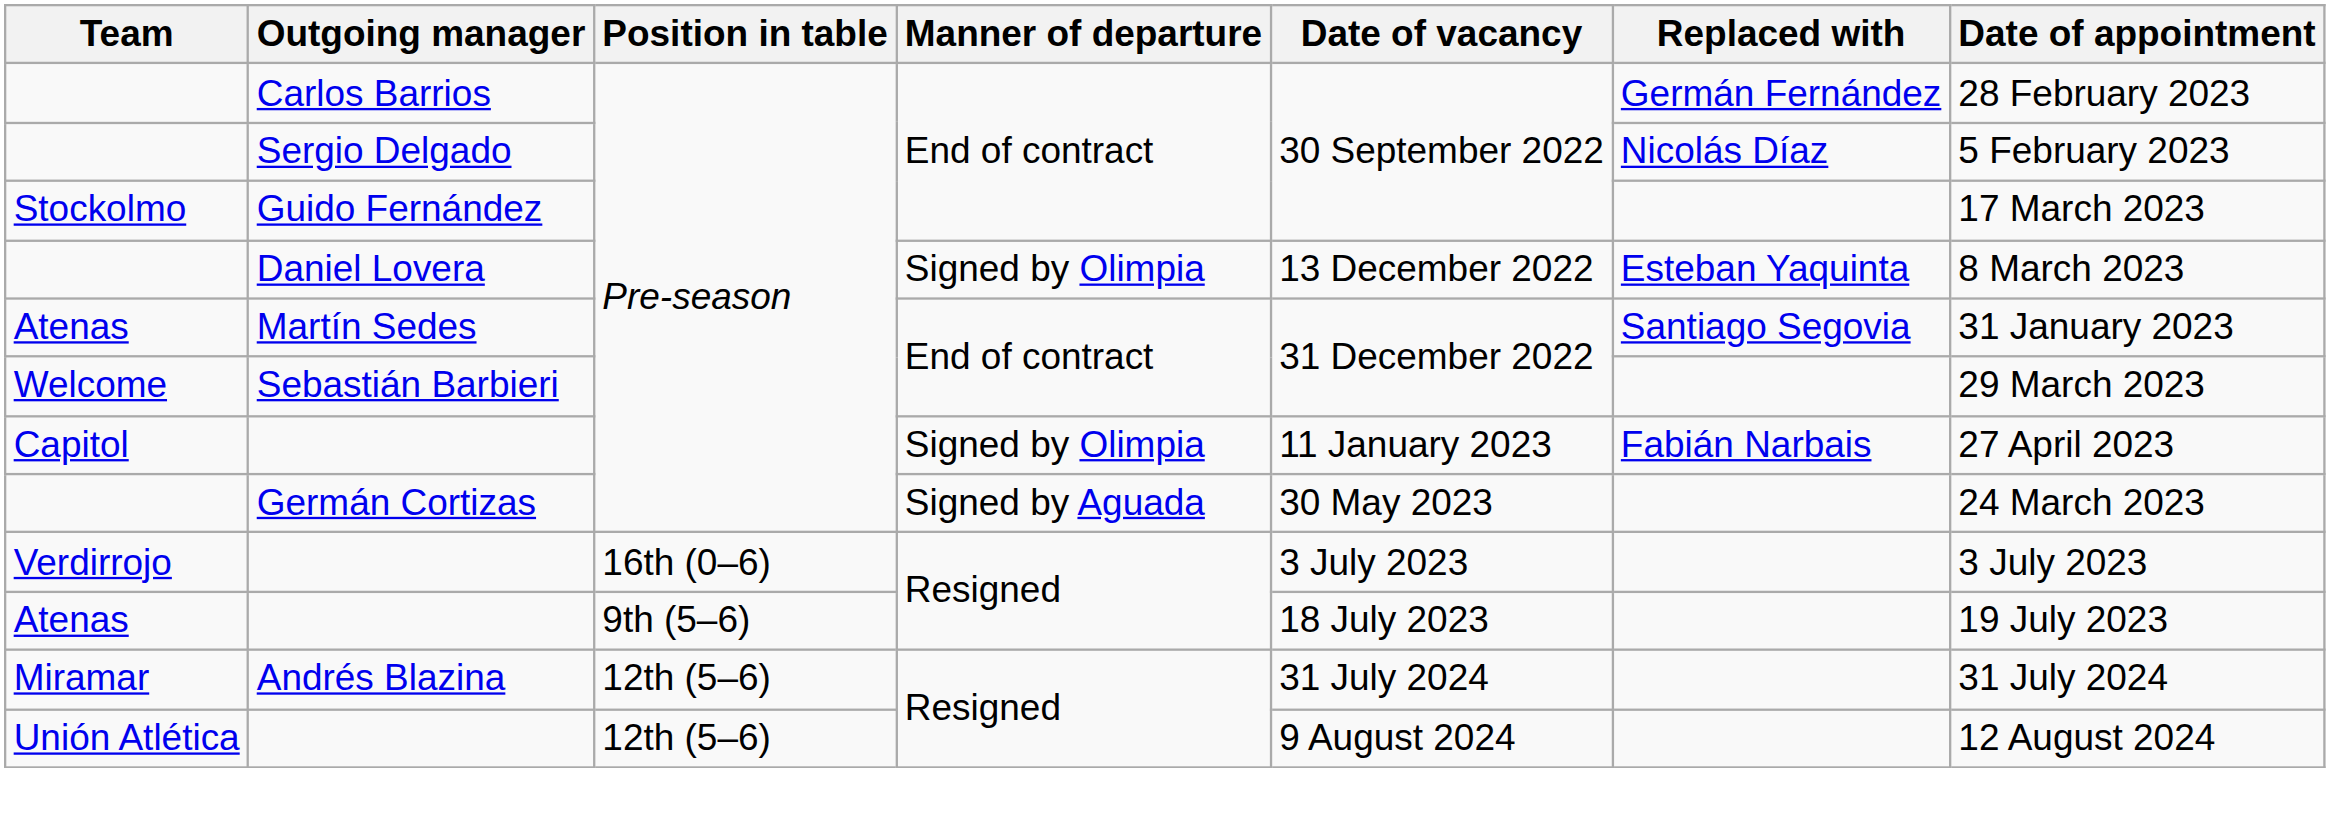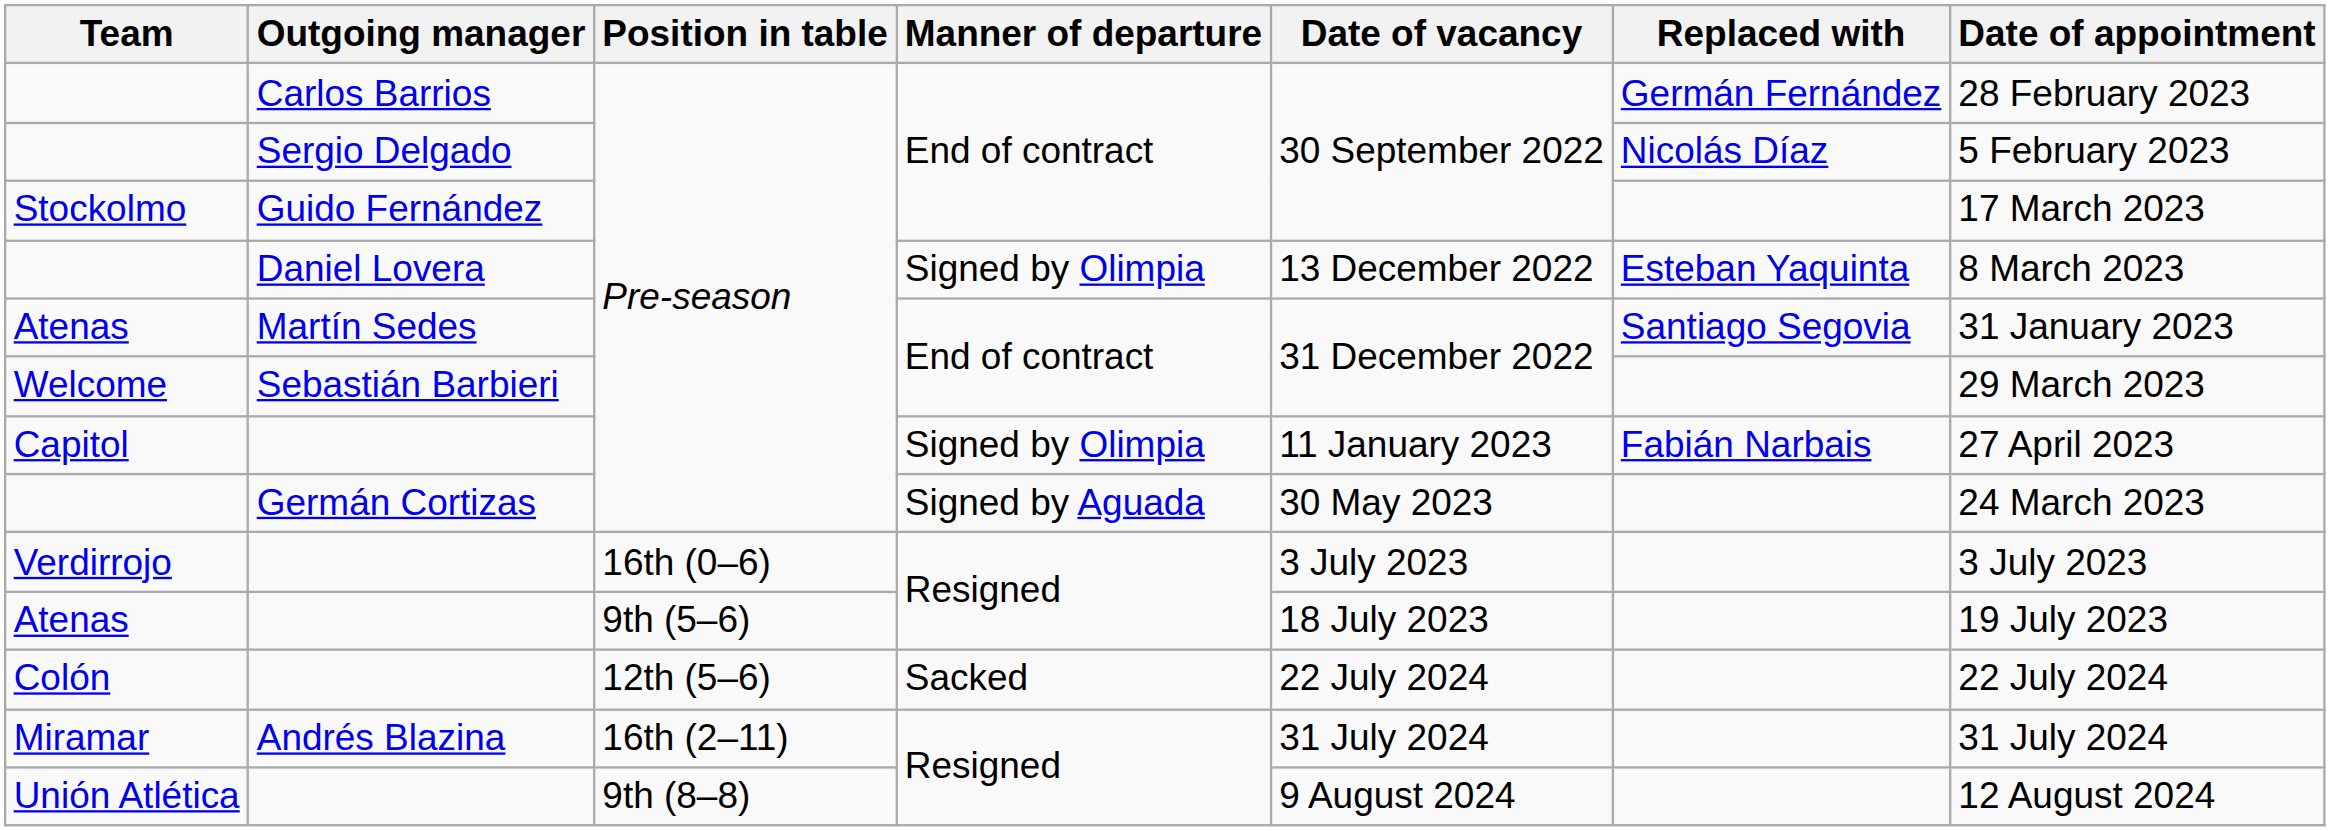+ row: (62, 678)
(687, 678) 12th (5–6) -> (695, 737) 16th (2–11)
(687, 737) 12th (5–6) -> (676, 795) 9th (8–8)
